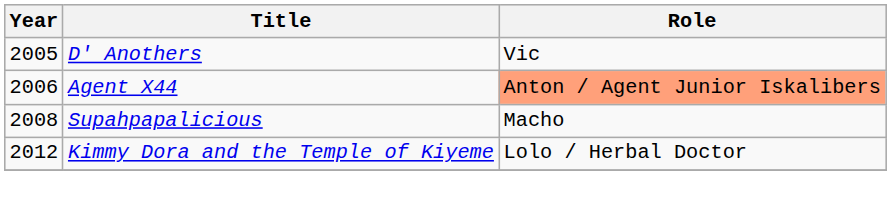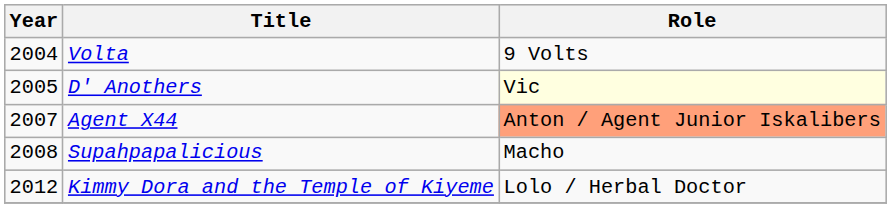+ row: (98, 54)
(522, 54) no background -> (522, 87) lightyellow background
(34, 87) 2006 -> (34, 120) 2007
